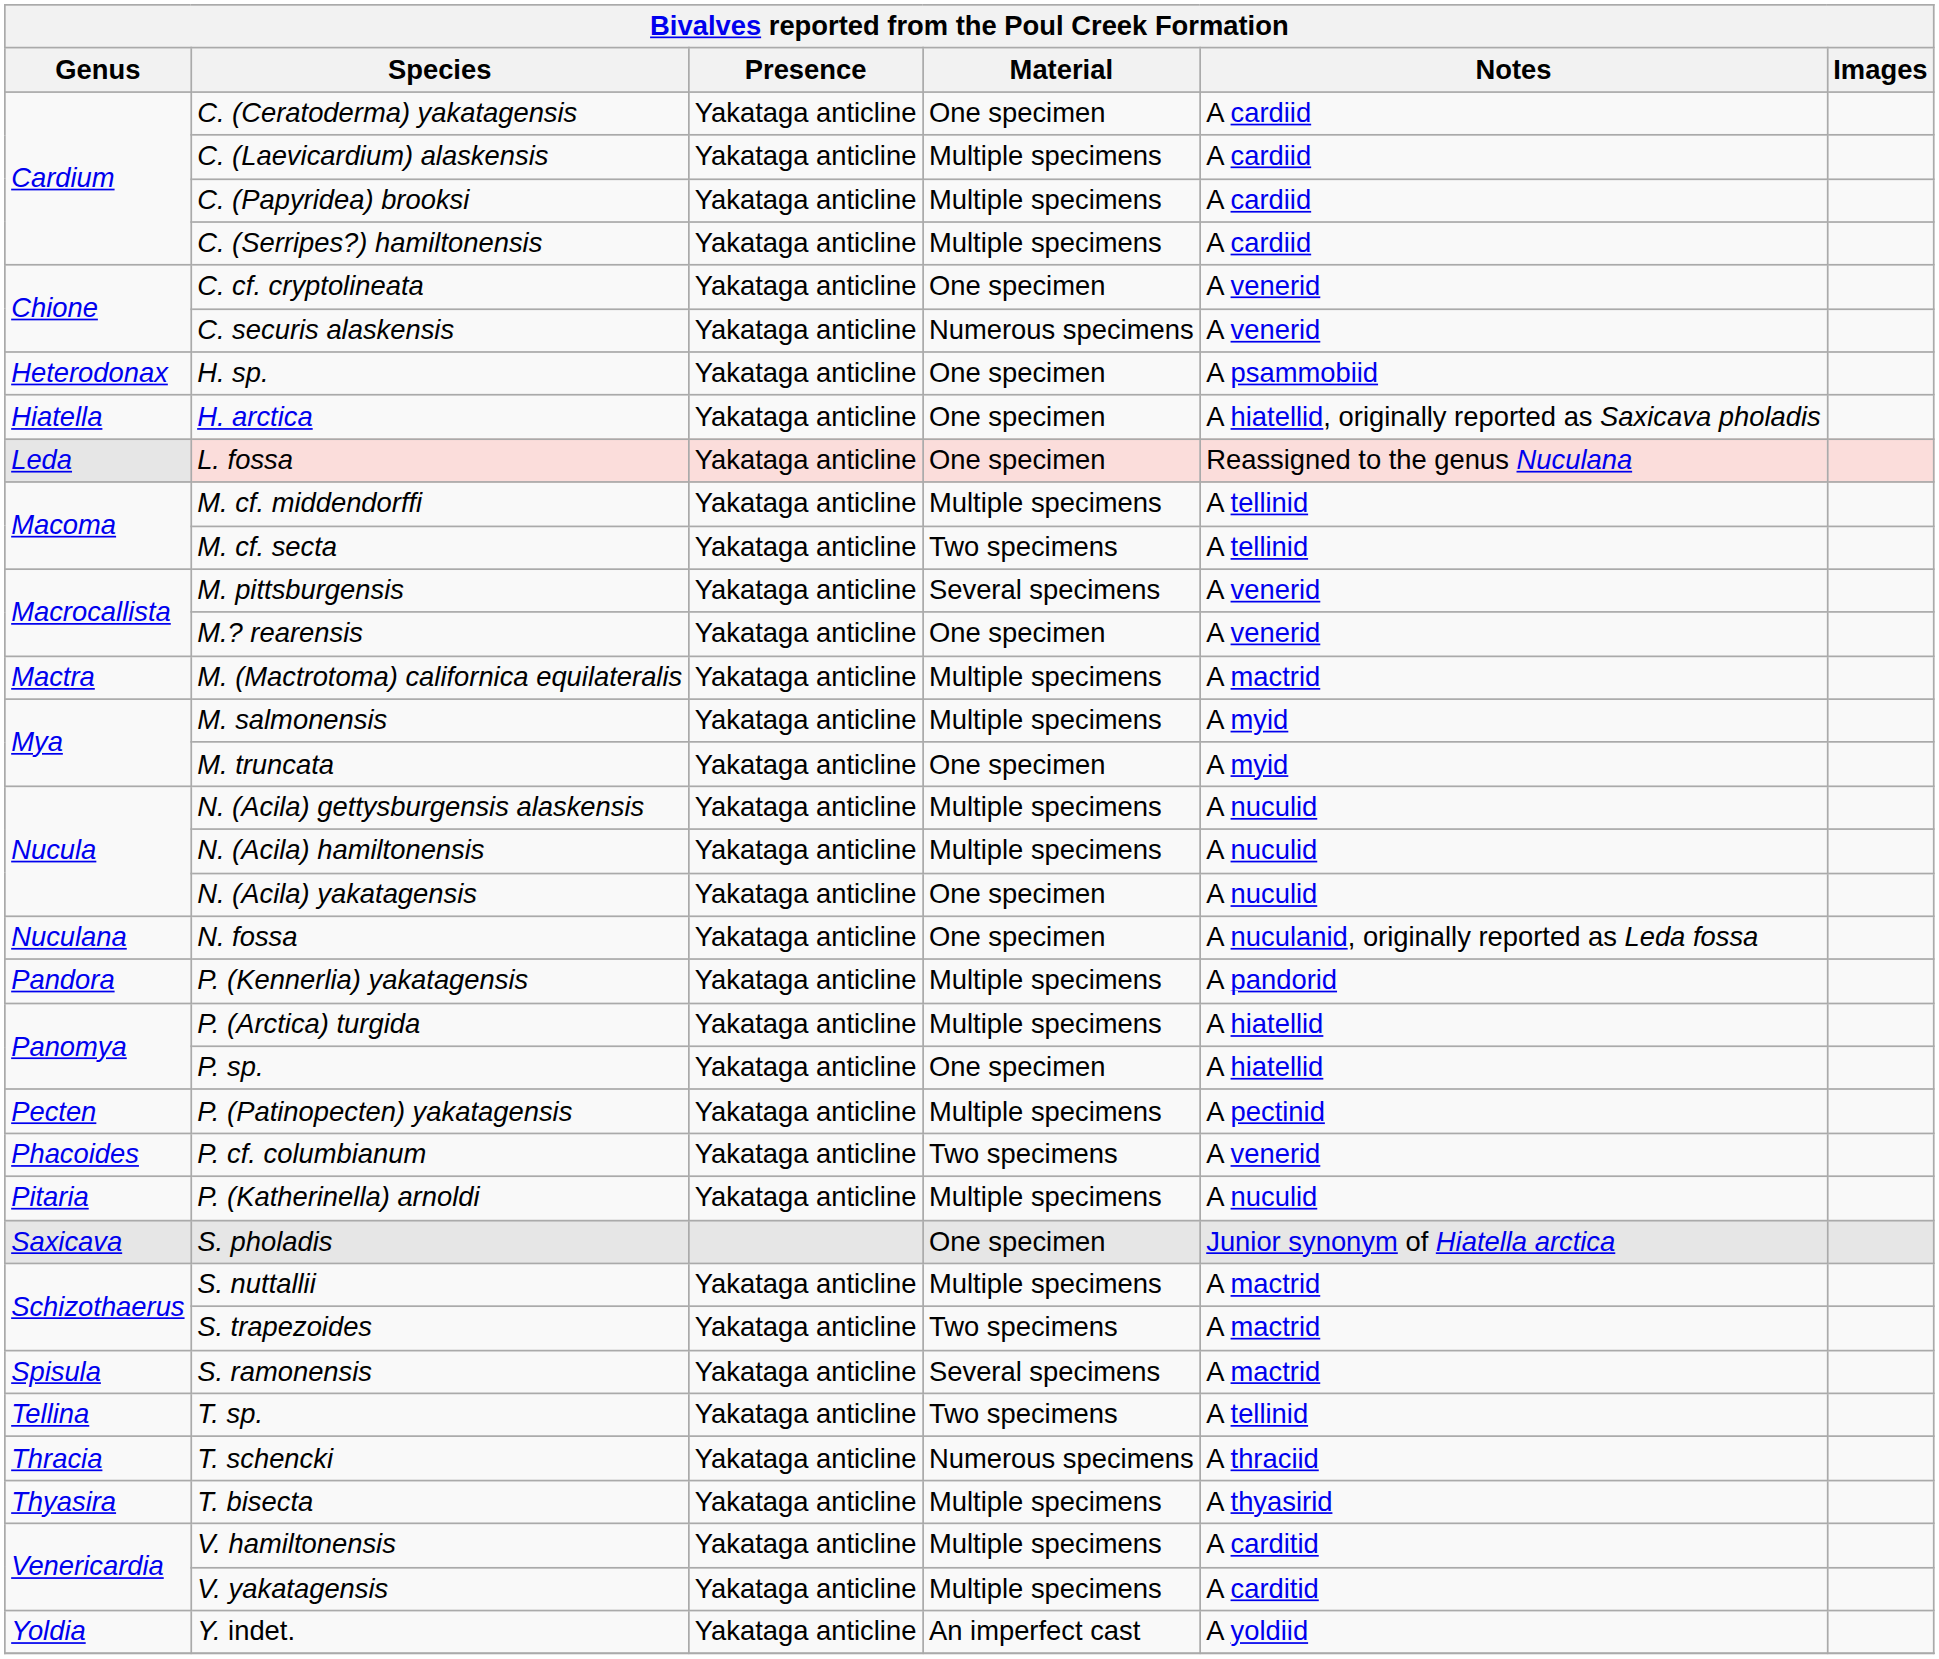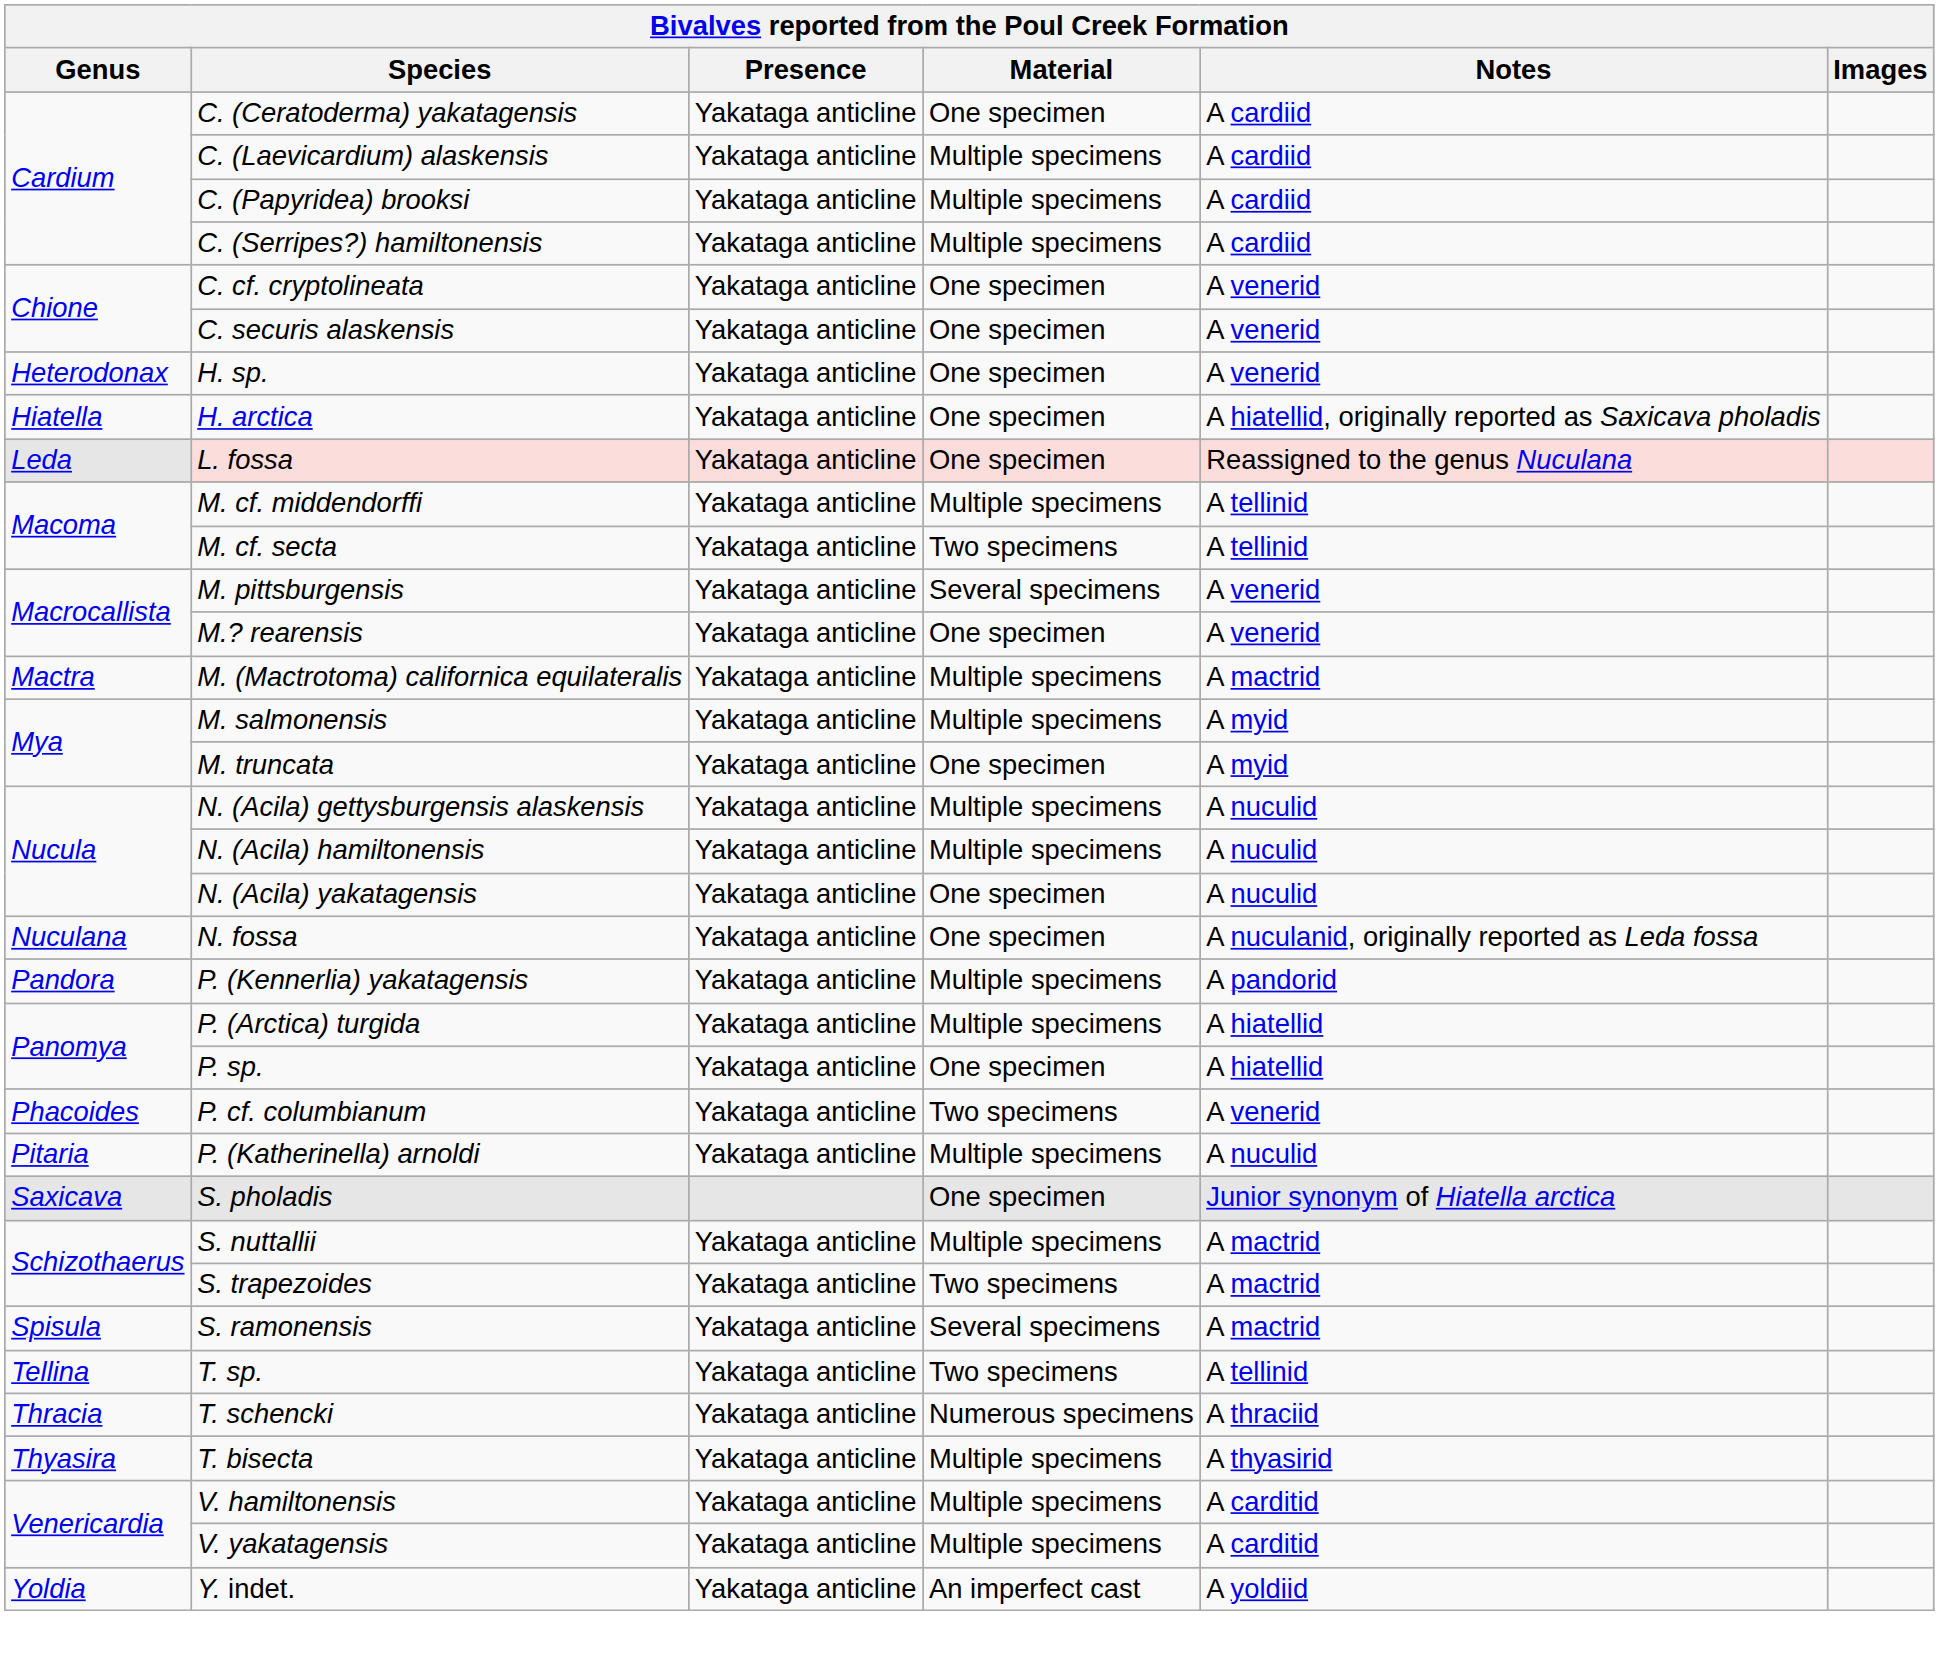(1061, 329) Numerous specimens -> (1017, 329) One specimen
(1292, 373) A psammobiid -> (1263, 373) A venerid
- row: (385, 1110)
